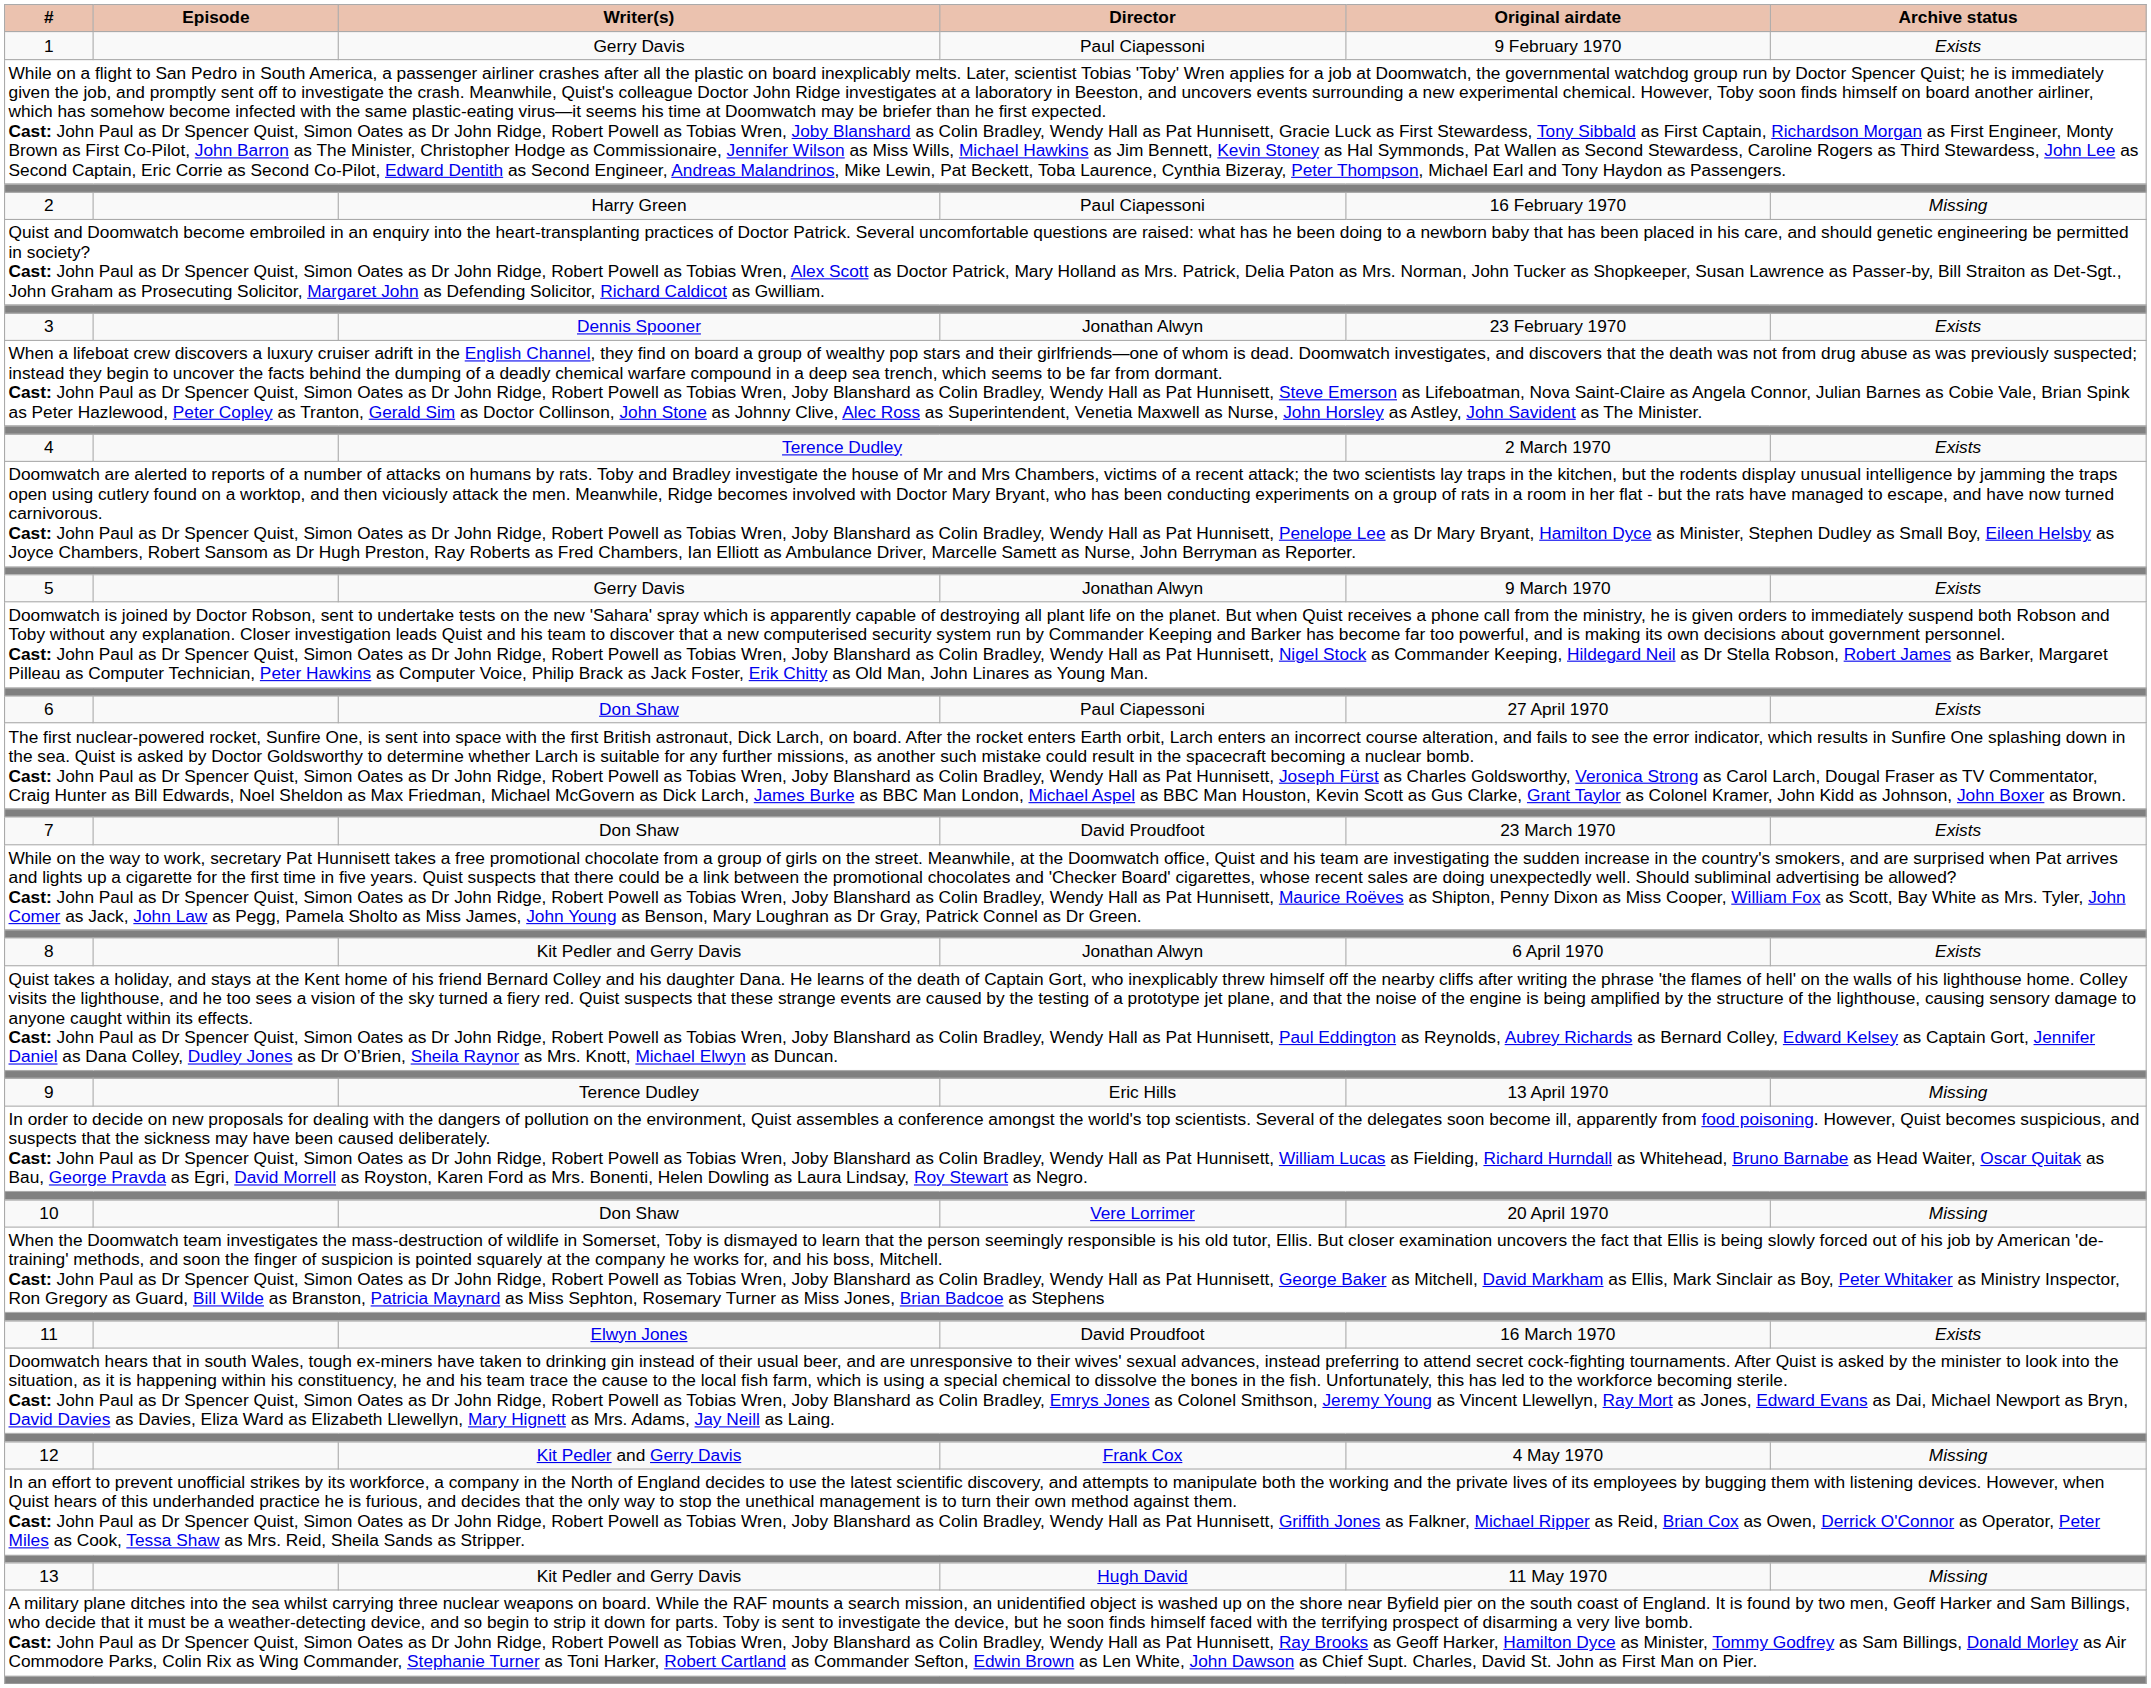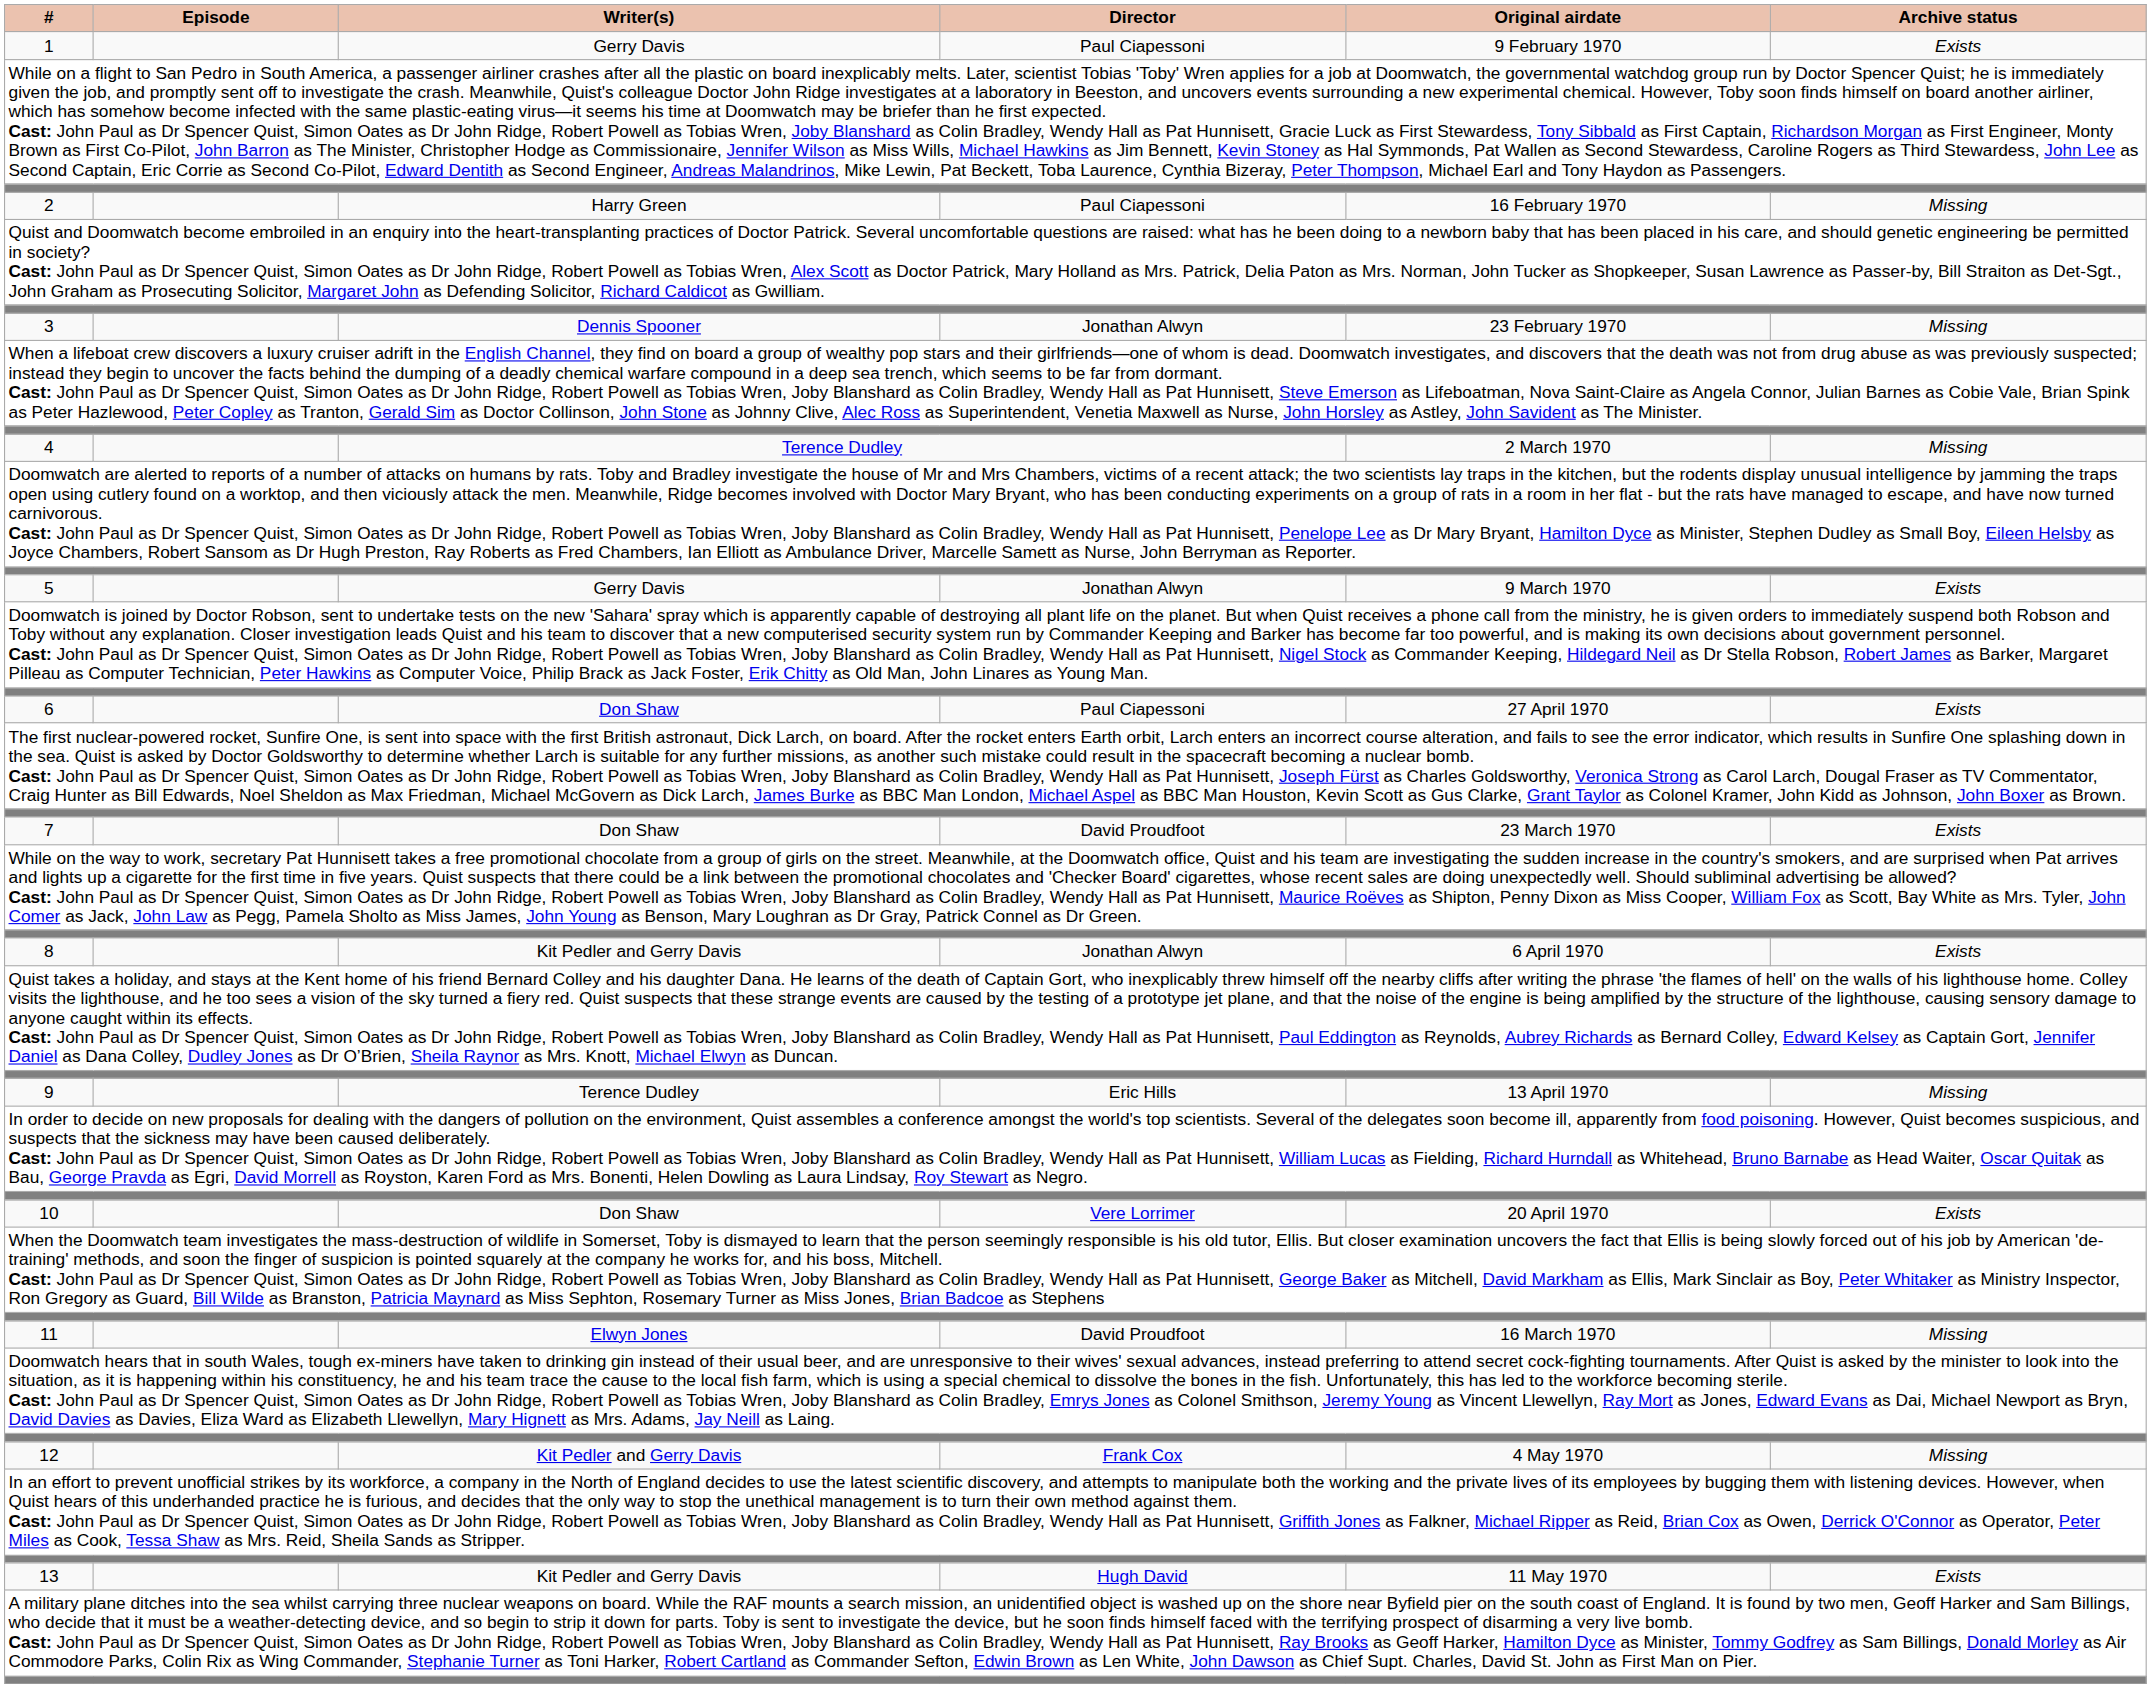(1958, 326) Exists -> (1958, 326) Missing
(1958, 447) Exists -> (1958, 447) Missing
(1958, 1213) Missing -> (1958, 1213) Exists
(1958, 1334) Exists -> (1958, 1334) Missing
(1958, 1576) Missing -> (1958, 1576) Exists
